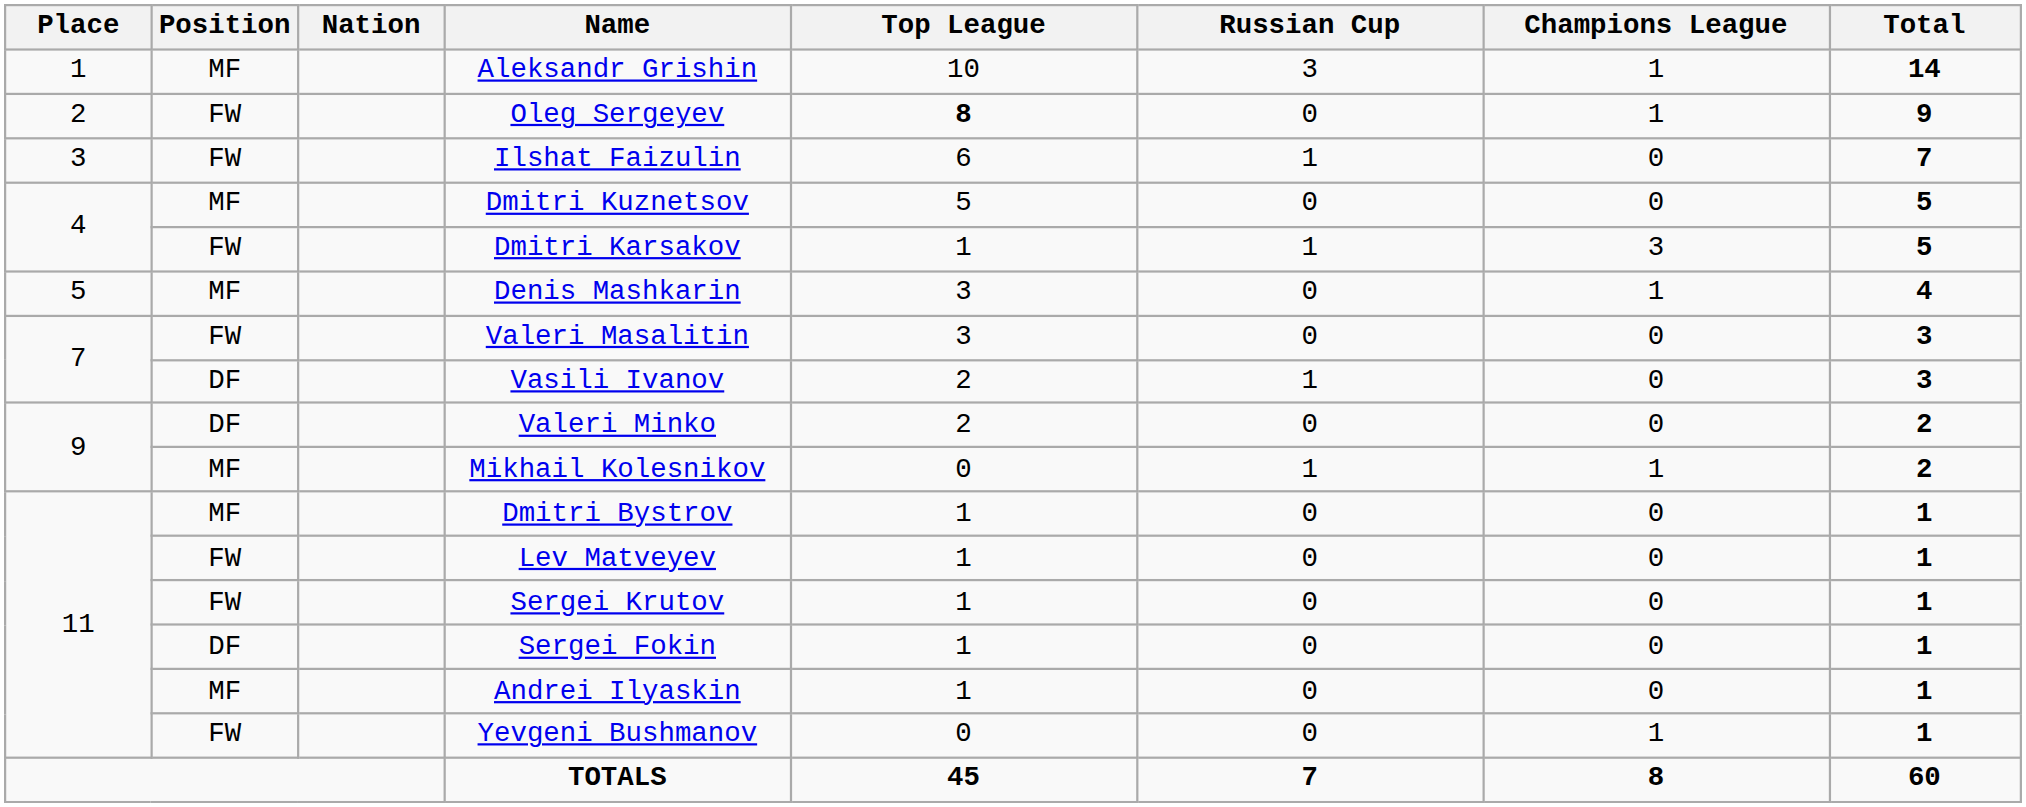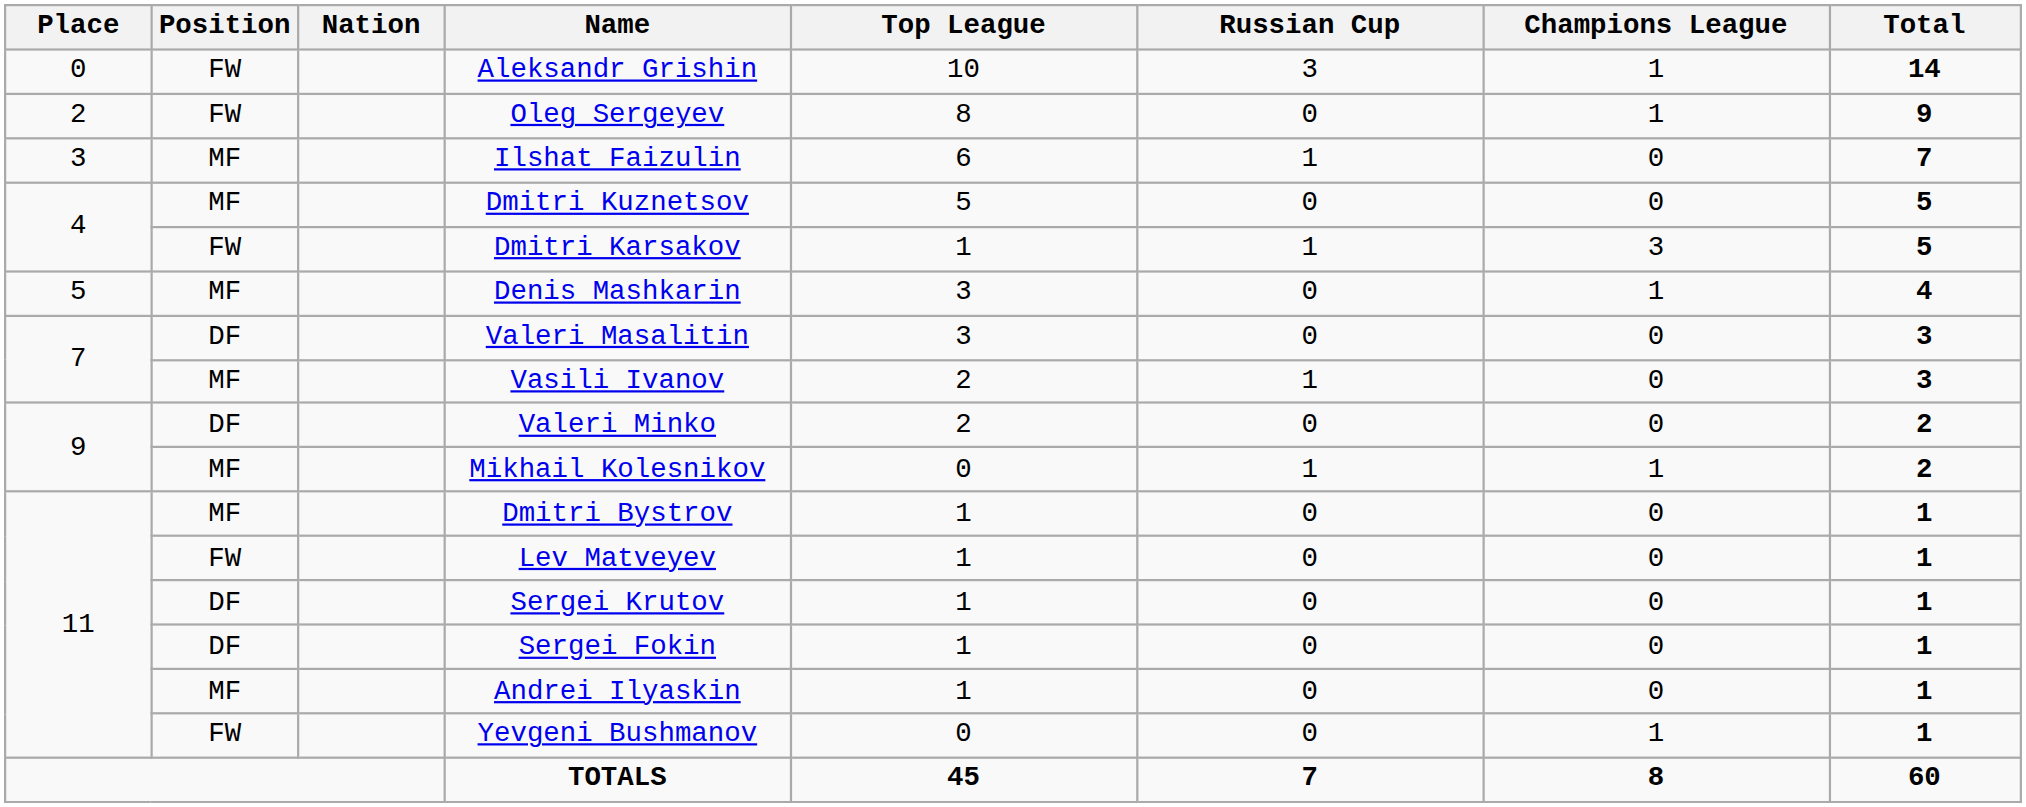(78, 72) 1 -> (78, 72) 0
(225, 72) MF -> (225, 72) FW
(964, 116) bold -> (964, 116) normal
(225, 160) FW -> (225, 160) MF
(225, 337) FW -> (225, 337) DF
(225, 382) DF -> (225, 382) MF
(225, 603) FW -> (225, 603) DF
